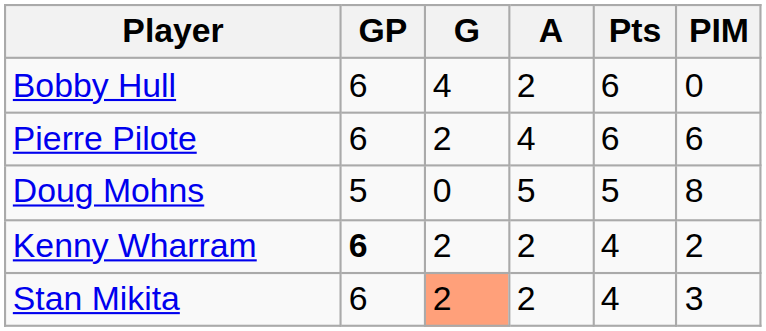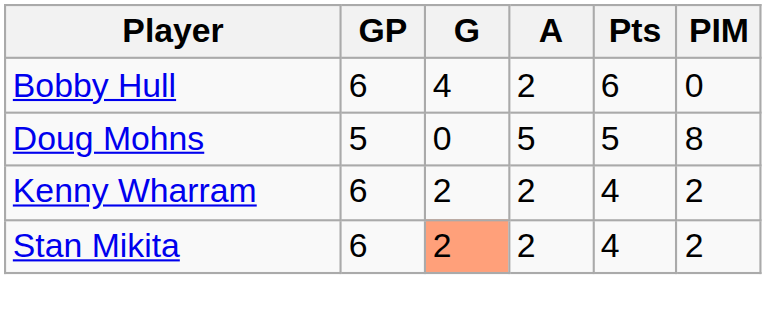- row: (105, 138)
(358, 245) bold -> (358, 191) normal
(694, 298) 3 -> (694, 245) 2
